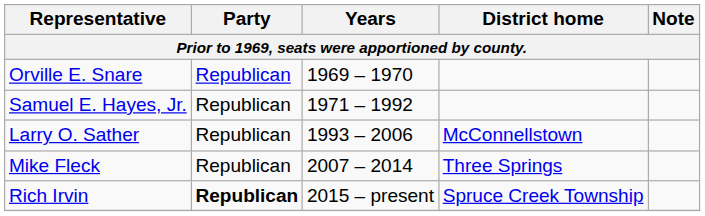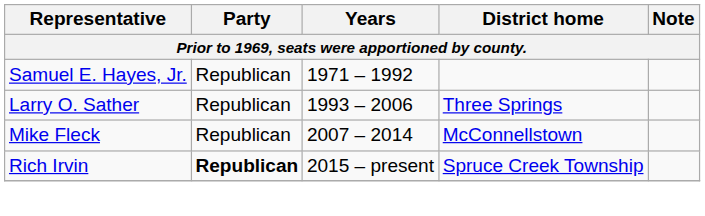- row: (76, 74)
(513, 135) McConnellstown -> (503, 105) Three Springs
(503, 165) Three Springs -> (513, 135) McConnellstown
